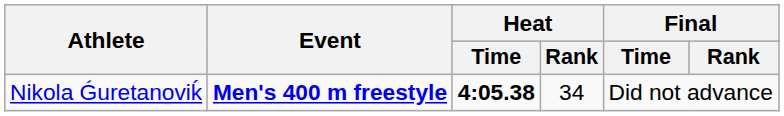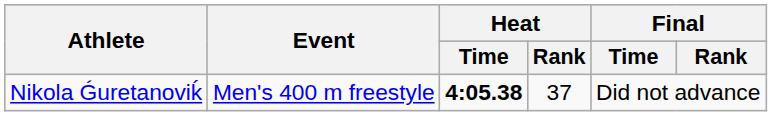(330, 93) bold -> (324, 93) normal
(572, 93) 34 -> (559, 93) 37
